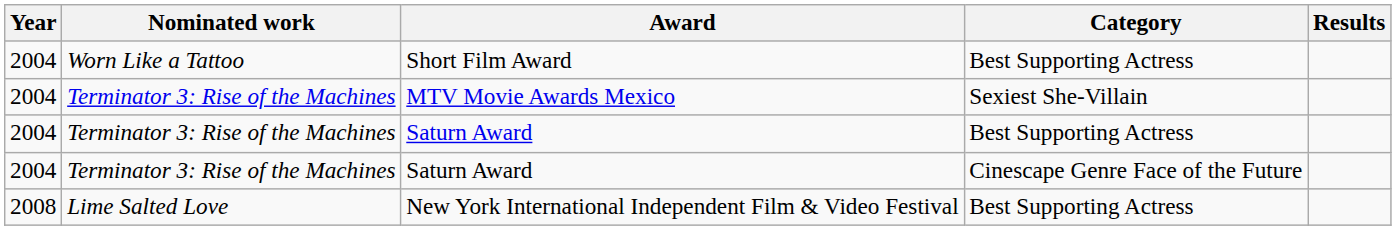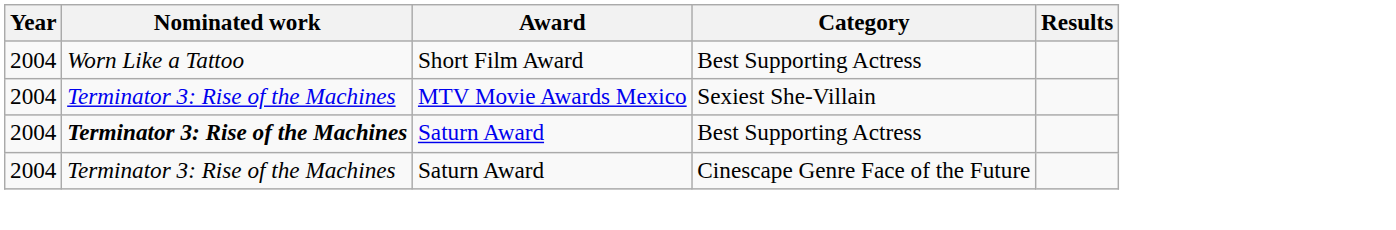(231, 133) normal -> (237, 133) bold
- row: (682, 206)
